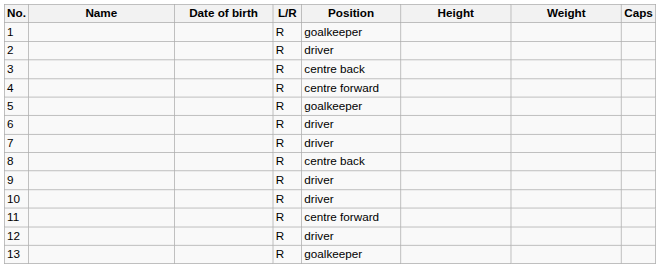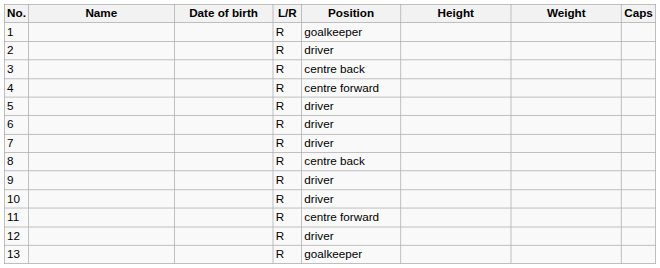(333, 106) goalkeeper -> (319, 106) driver
